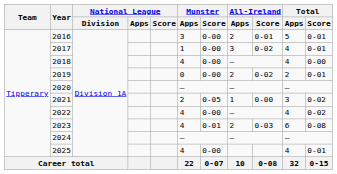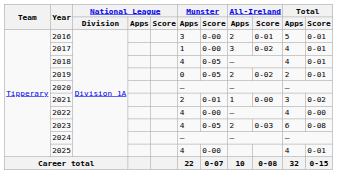(212, 62) 0-00 -> (212, 62) 0-05
(317, 62) 0-00 -> (317, 62) 0-01
(212, 74) 0-00 -> (212, 74) 0-05
(212, 100) 0-05 -> (212, 100) 0-01
(317, 112) 0-02 -> (317, 112) 0-00
(212, 125) 0-01 -> (212, 125) 0-05
